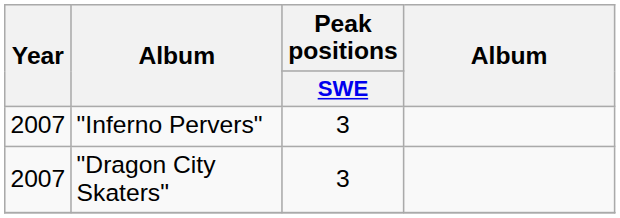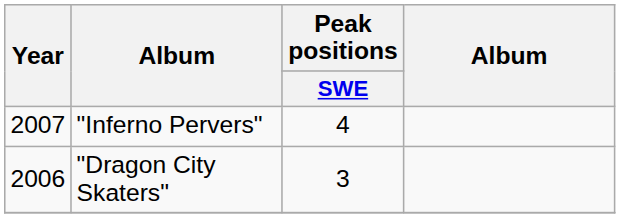(343, 125) 3 -> (343, 125) 4
(38, 178) 2007 -> (38, 178) 2006
